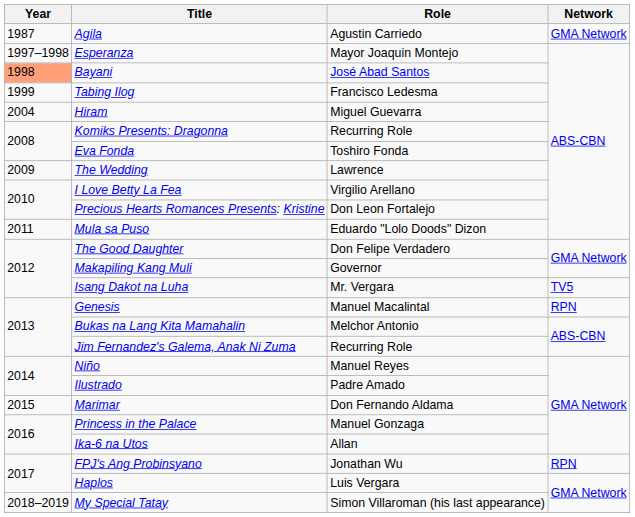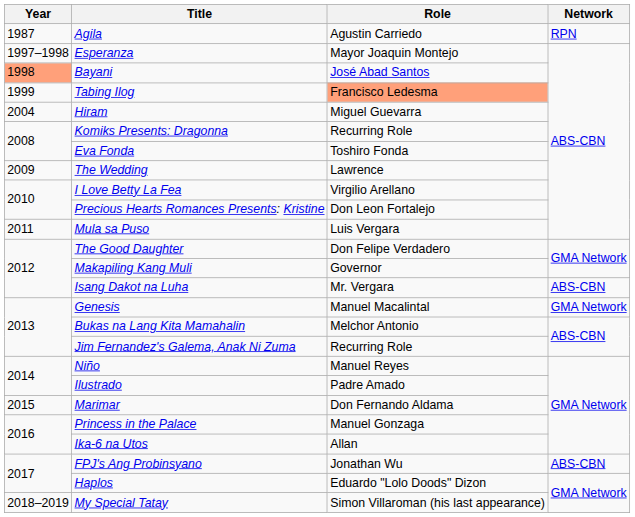(589, 33) GMA Network -> (564, 33) RPN
(384, 92) no background -> (384, 92) lightsalmon background
(408, 229) Eduardo "Lolo Doods" Dizon -> (365, 229) Luis Vergara
(562, 287) TV5 -> (578, 287) ABS-CBN
(564, 307) RPN -> (589, 307) GMA Network
(564, 463) RPN -> (578, 463) ABS-CBN
(365, 483) Luis Vergara -> (408, 483) Eduardo "Lolo Doods" Dizon
